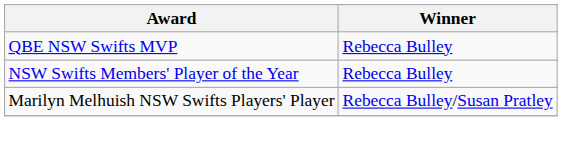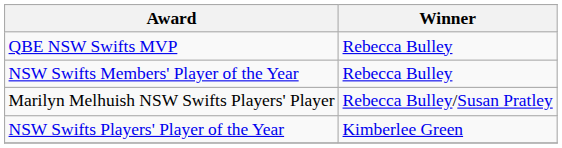+ row: (146, 128)
